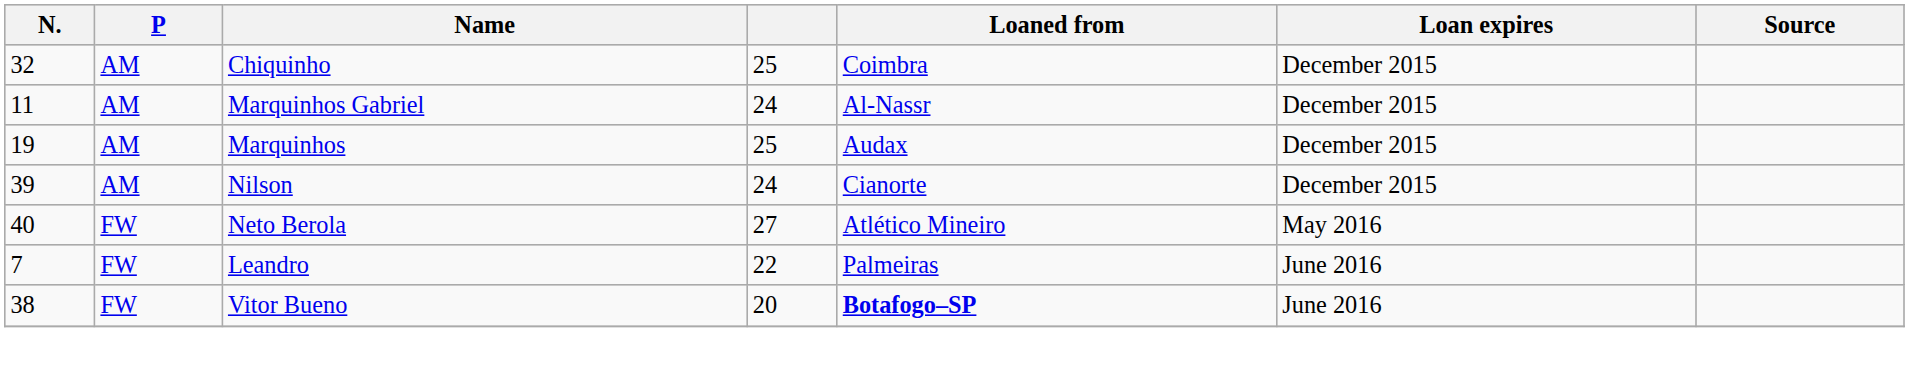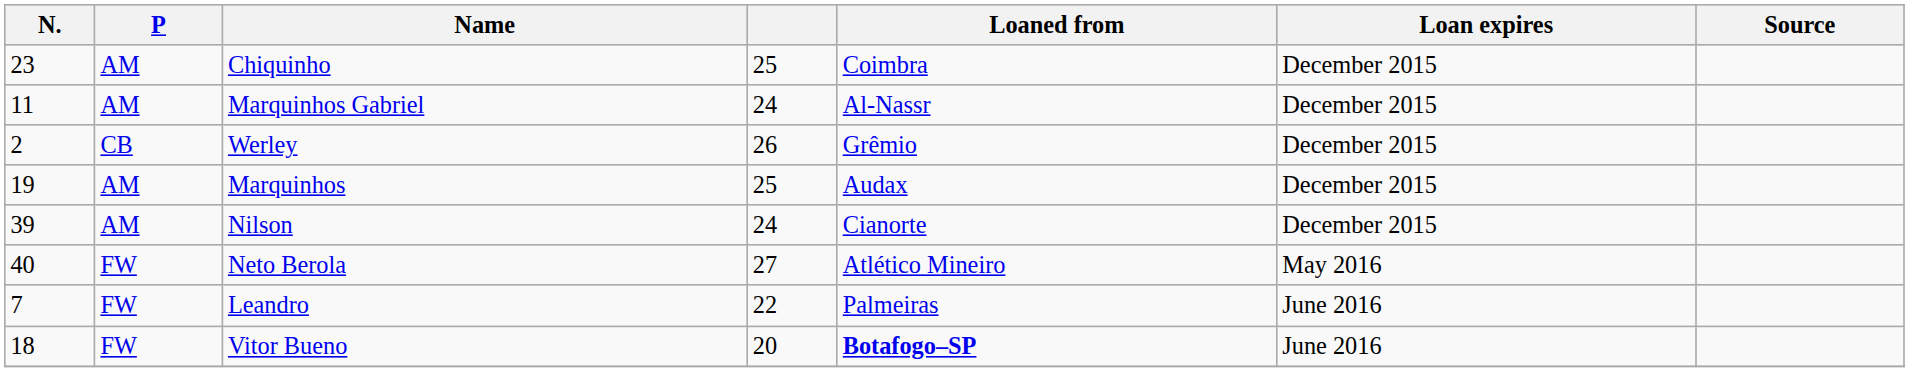(23, 64) 32 -> (23, 64) 23
+ row: (263, 145)
(23, 305) 38 -> (23, 345) 18
